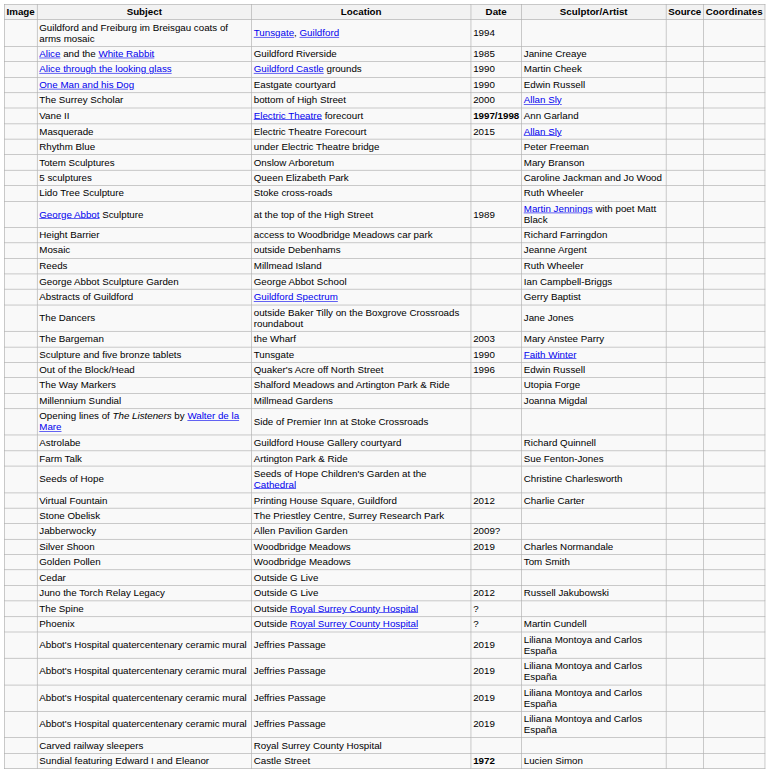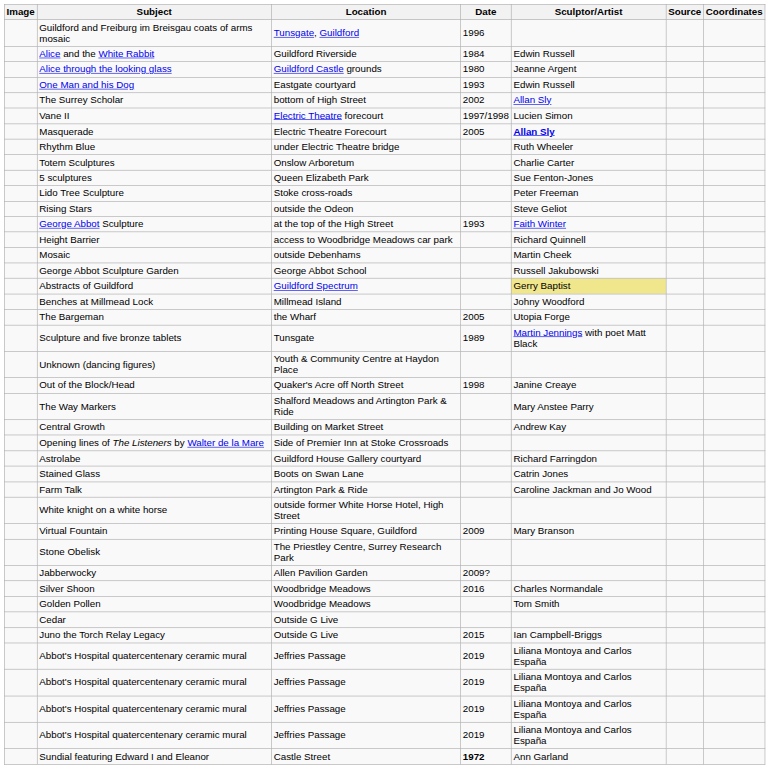(484, 33) 1994 -> (474, 33) 1996
(484, 54) 1985 -> (474, 54) 1984
(555, 54) Janine Creaye -> (544, 54) Edwin Russell
(484, 69) 1990 -> (474, 69) 1980
(553, 69) Martin Cheek -> (545, 69) Jeanne Argent
(484, 85) 1990 -> (474, 85) 1993
(484, 100) 2000 -> (474, 100) 2002
(496, 116) bold -> (486, 116) normal
(551, 116) Ann Garland -> (543, 116) Lucien Simon
(484, 131) 2015 -> (474, 131) 2005
(543, 131) normal -> (534, 131) bold
(556, 147) Peter Freeman -> (543, 147) Ruth Wheeler
(554, 162) Mary Branson -> (544, 162) Charlie Carter
(593, 178) Caroline Jackman and Jo Wood -> (553, 178) Sue Fenton-Jones
(554, 193) Ruth Wheeler -> (546, 193) Peter Freeman
+ row: (66, 208)
(484, 214) 1989 -> (474, 224) 1993
(590, 214) Martin Jennings with poet Matt Black -> (540, 224) Faith Winter
(566, 235) Richard Farringdon -> (550, 239) Richard Quinnell
(555, 250) Jeanne Argent -> (542, 255) Martin Cheek
- row: (53, 266)
(568, 281) Ian Campbell-Briggs -> (556, 270) Russell Jakubowski
(552, 297) no background -> (542, 286) khaki background
- row: (67, 318)
+ row: (96, 301)
(484, 339) 2003 -> (474, 317) 2005
(564, 339) Mary Anstee Parry -> (542, 317) Utopia Forge
(484, 354) 1990 -> (474, 338) 1989
(550, 354) Faith Winter -> (580, 338) Martin Jennings with poet Matt Black
+ row: (97, 364)
(484, 370) 1996 -> (474, 385) 1998
(554, 370) Edwin Russell -> (545, 385) Janine Creaye
(552, 385) Utopia Forge -> (554, 406) Mary Anstee Parry
- row: (80, 401)
+ row: (72, 427)
(560, 443) Richard Quinnell -> (555, 458) Richard Farringdon
+ row: (70, 474)
(564, 458) Sue Fenton-Jones -> (583, 489) Caroline Jackman and Jo Wood
- row: (72, 479)
+ row: (103, 510)
(484, 500) 2012 -> (474, 531) 2009
(554, 500) Charlie Carter -> (544, 531) Mary Branson
(484, 546) 2019 -> (474, 588) 2016
(484, 593) 2012 -> (474, 635) 2015
(566, 593) Russell Jakubowski -> (558, 635) Ian Campbell-Briggs
- row: (62, 608)
- row: (57, 624)
- row: (91, 745)
(553, 761) Lucien Simon -> (541, 756) Ann Garland
